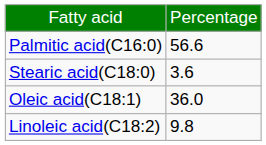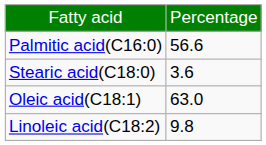(187, 99) 36.0 -> (187, 99) 63.0
